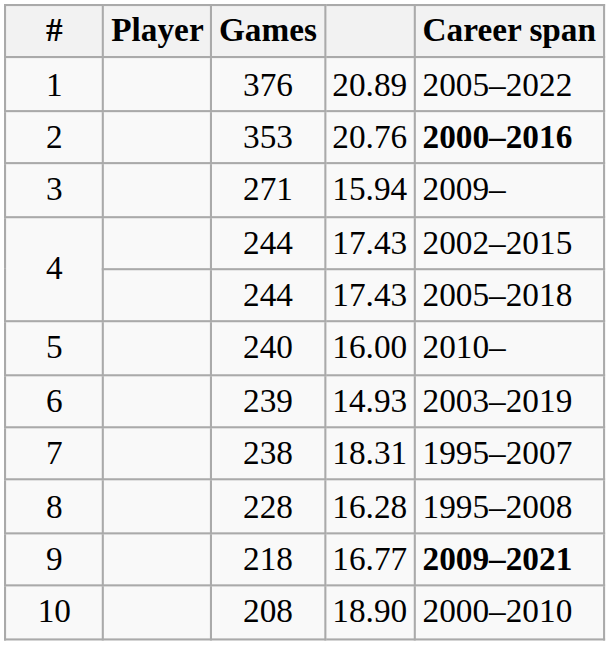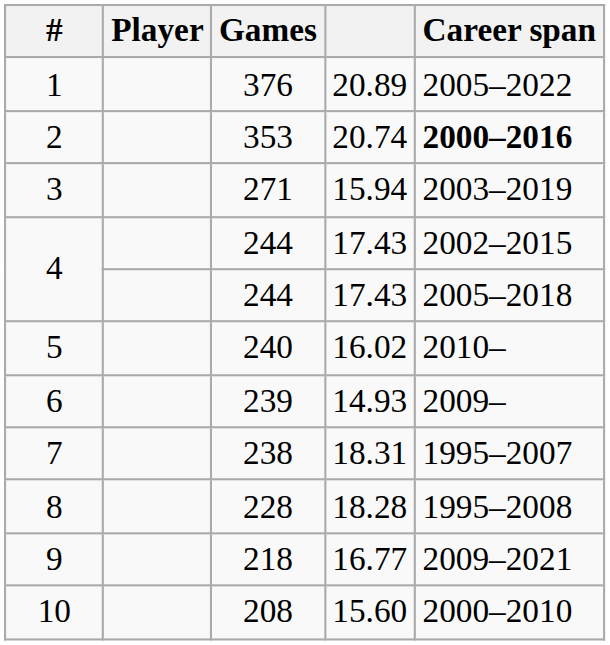(370, 136) 20.76 -> (370, 136) 20.74
(464, 189) 2009– -> (497, 189) 2003–2019
(370, 347) 16.00 -> (370, 347) 16.02
(497, 400) 2003–2019 -> (464, 400) 2009–
(370, 505) 16.28 -> (370, 505) 18.28
(497, 558) bold -> (497, 558) normal
(370, 611) 18.90 -> (370, 611) 15.60
